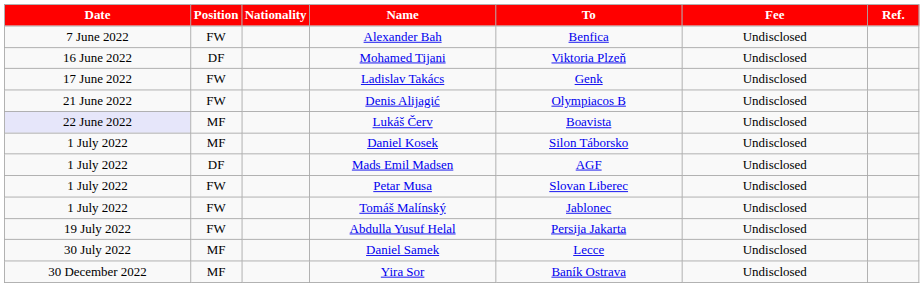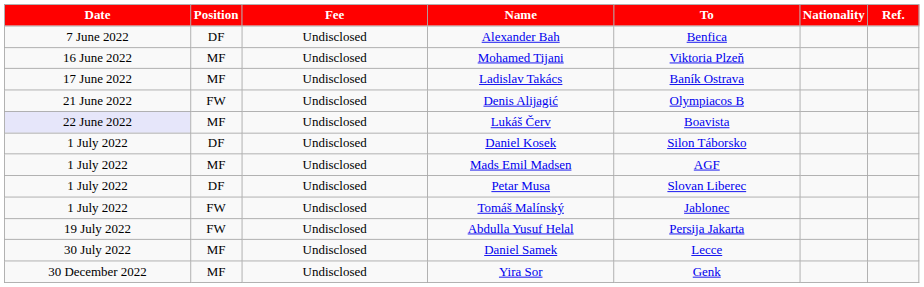columns swapped: (276, 15) <-> (775, 15)
(216, 36) FW -> (216, 36) DF
(216, 58) DF -> (216, 58) MF
(216, 79) FW -> (216, 79) MF
(589, 79) Genk -> (707, 79) Baník Ostrava
(216, 143) MF -> (216, 143) DF
(216, 165) DF -> (216, 165) MF
(216, 186) FW -> (216, 186) DF
(589, 272) Baník Ostrava -> (707, 272) Genk
